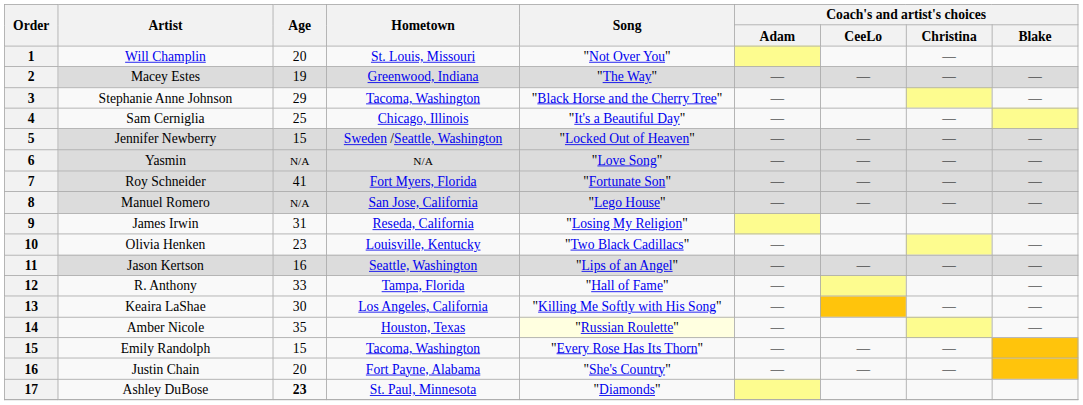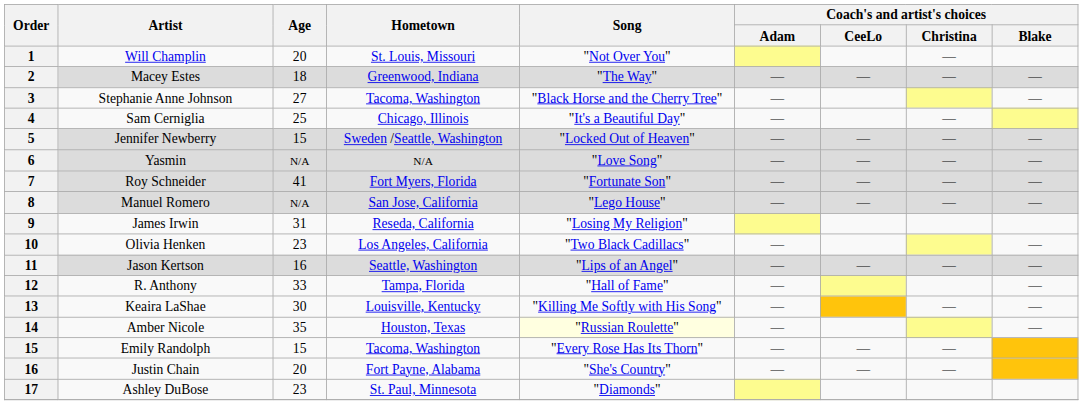(300, 77) 19 -> (300, 77) 18
(300, 98) 29 -> (300, 98) 27
(423, 244) Louisville, Kentucky -> (423, 244) Los Angeles, California
(423, 307) Los Angeles, California -> (423, 307) Louisville, Kentucky
(300, 389) bold -> (300, 389) normal
